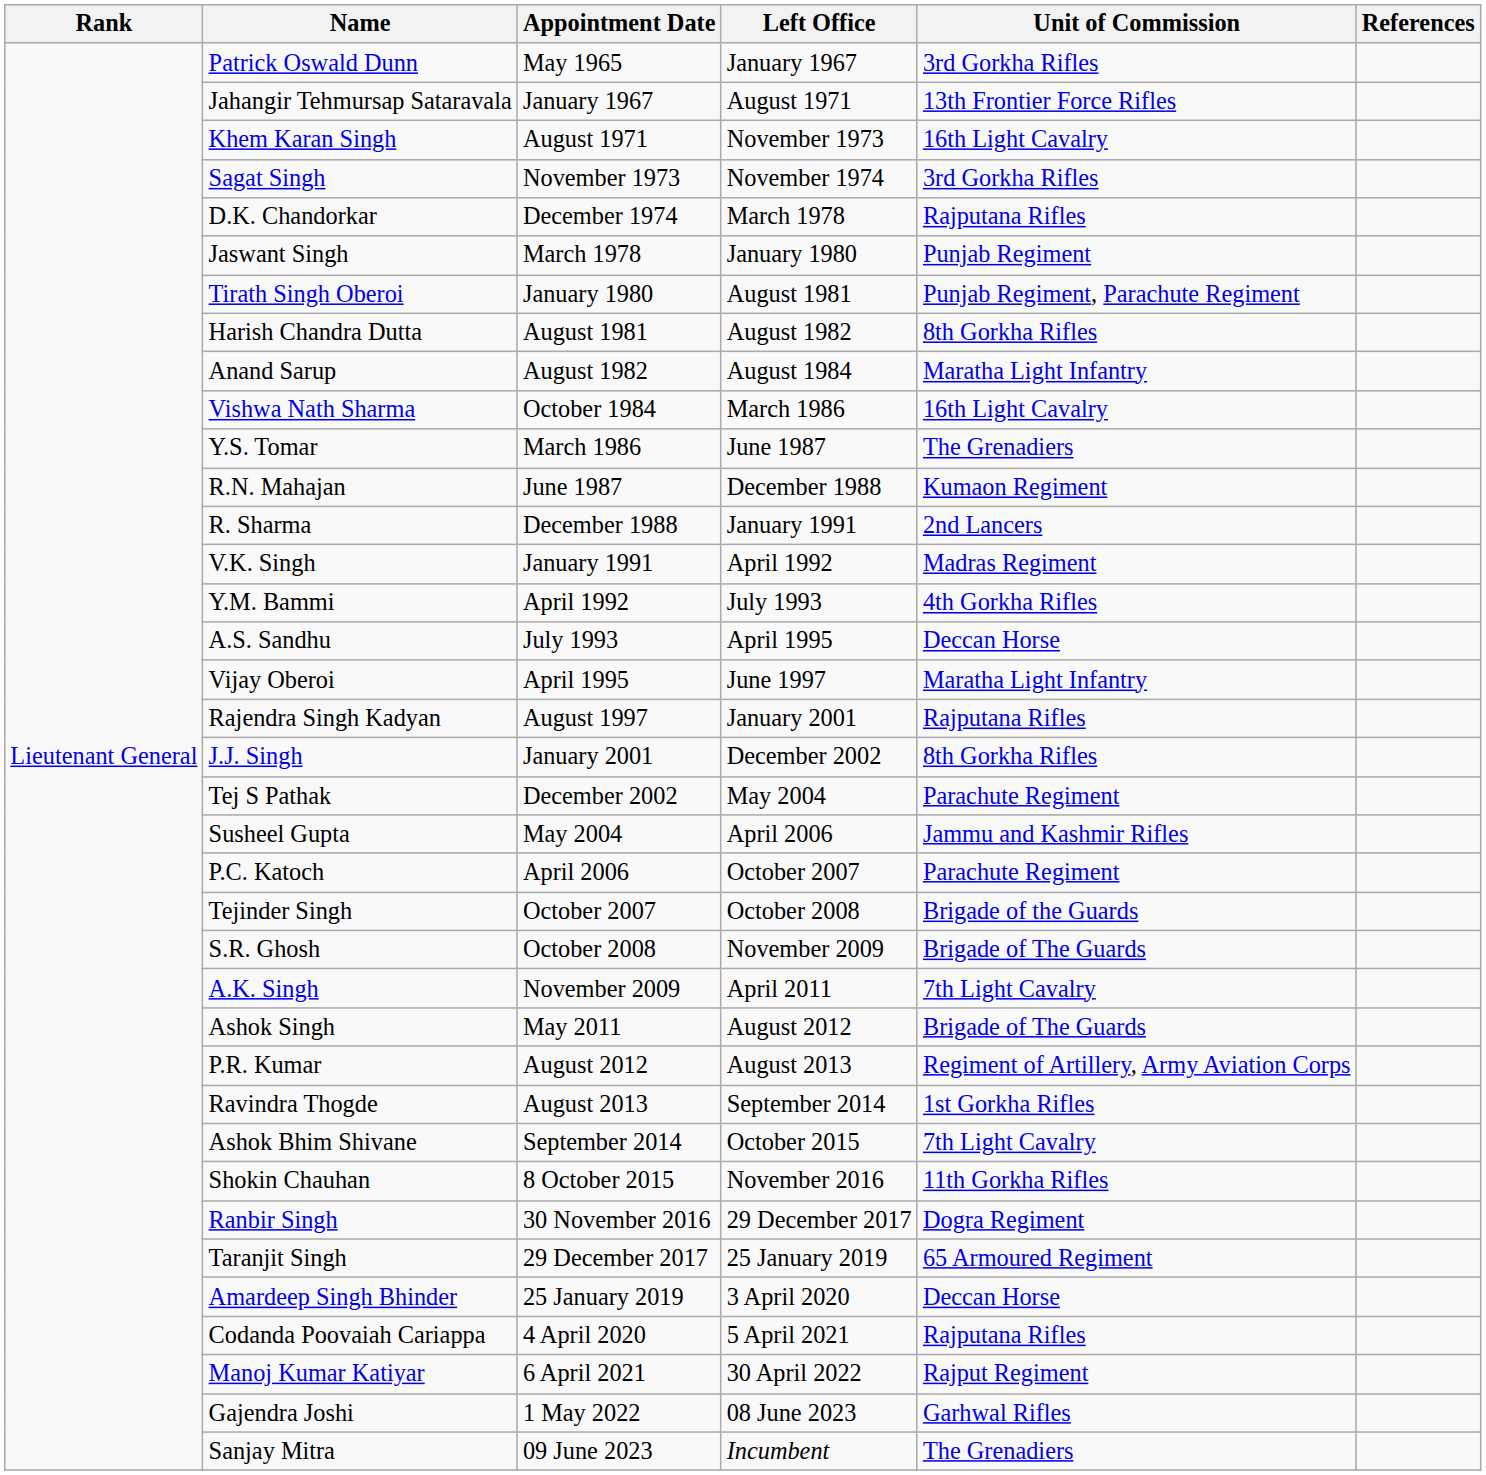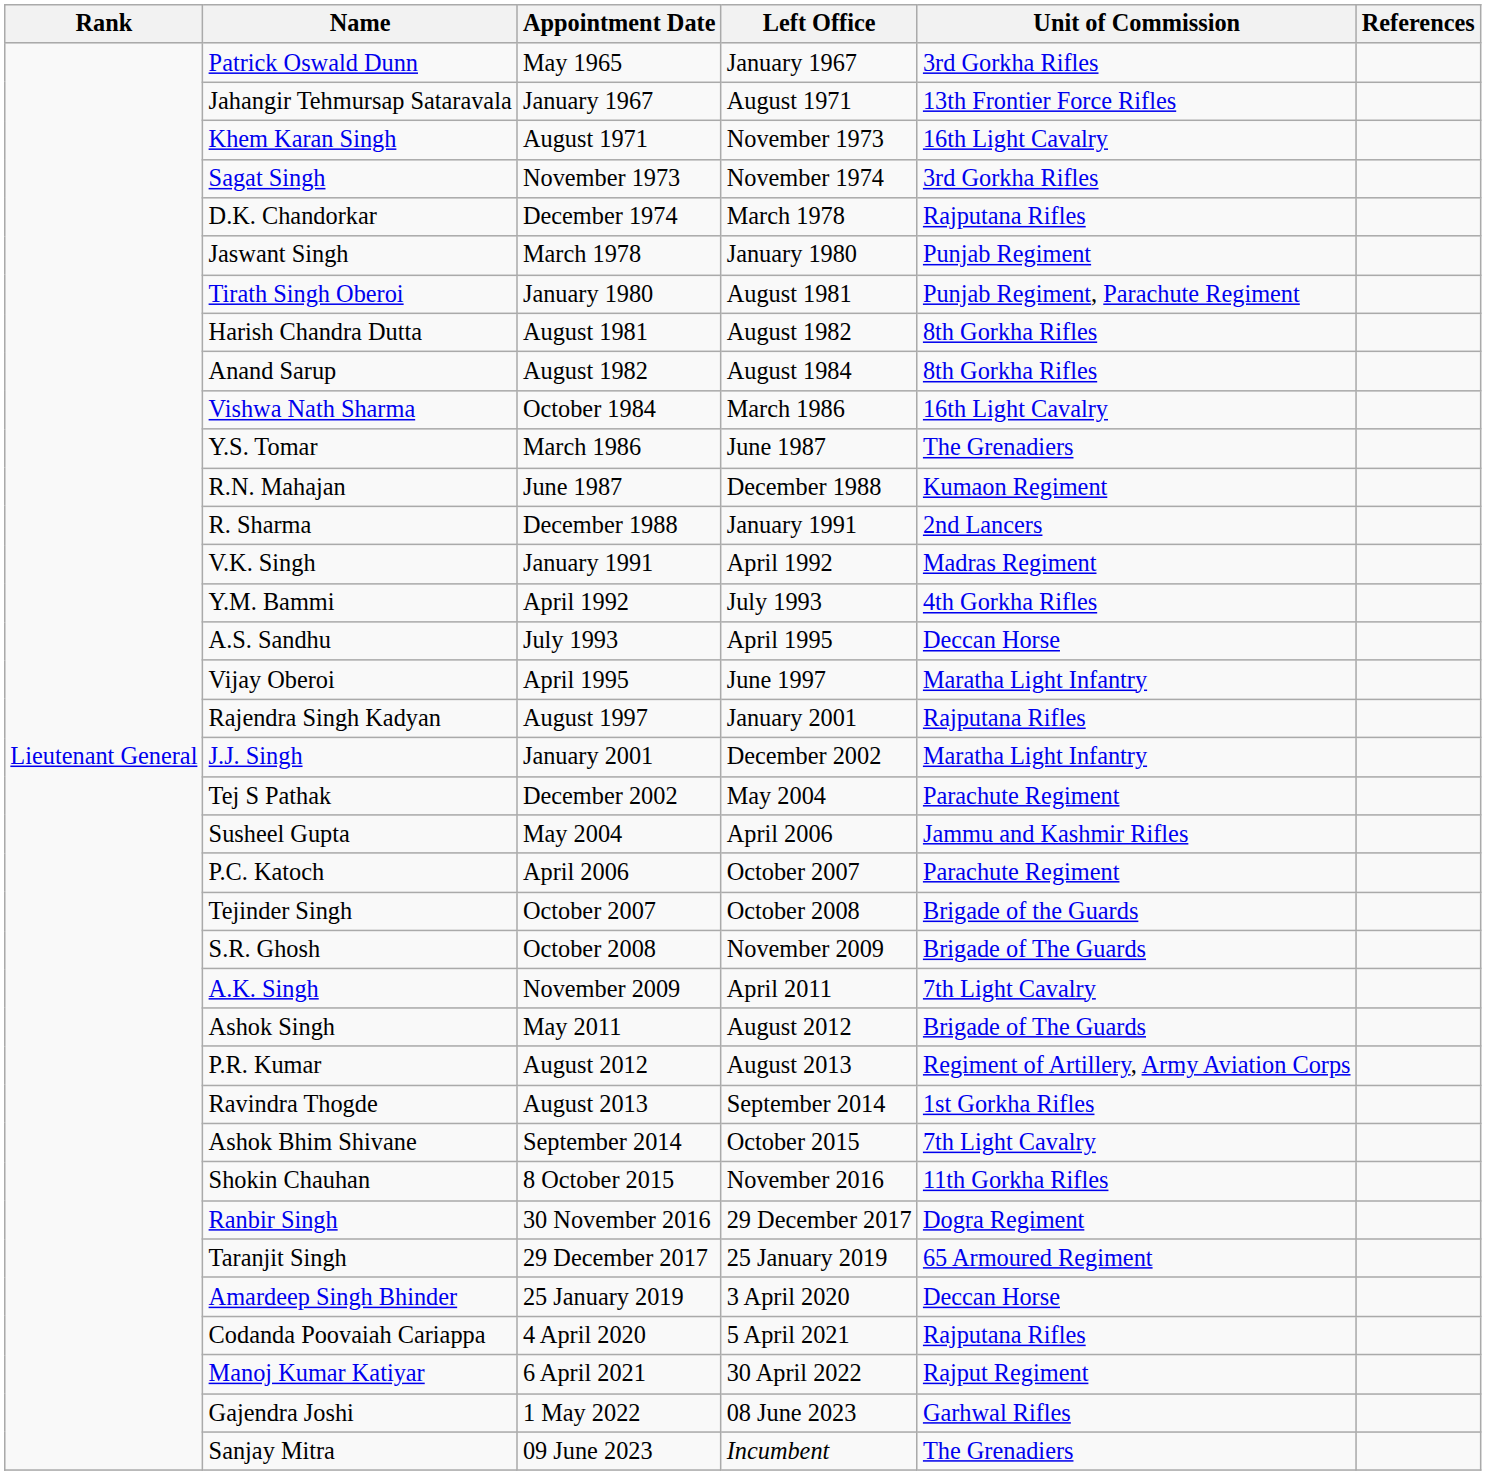(1035, 370) Maratha Light Infantry -> (1010, 370) 8th Gorkha Rifles
(1010, 756) 8th Gorkha Rifles -> (1035, 756) Maratha Light Infantry
